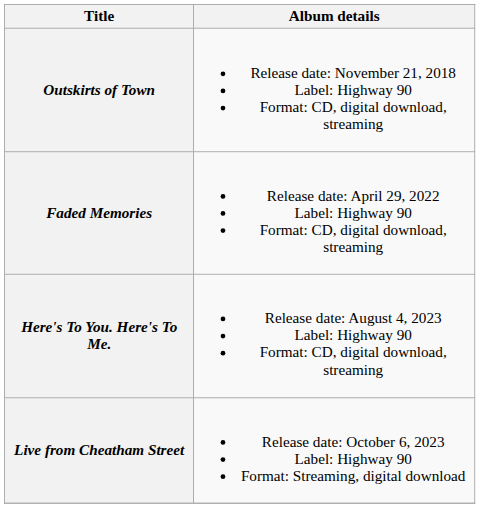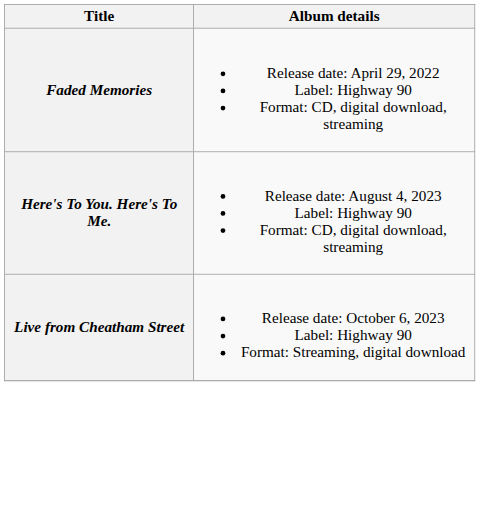- row: (99, 90)
